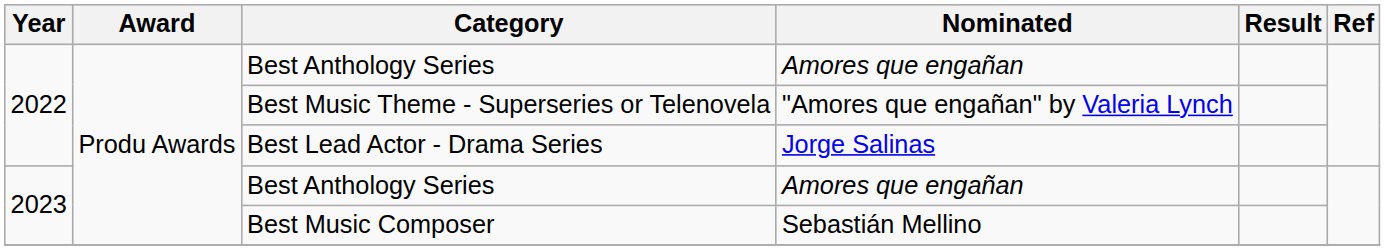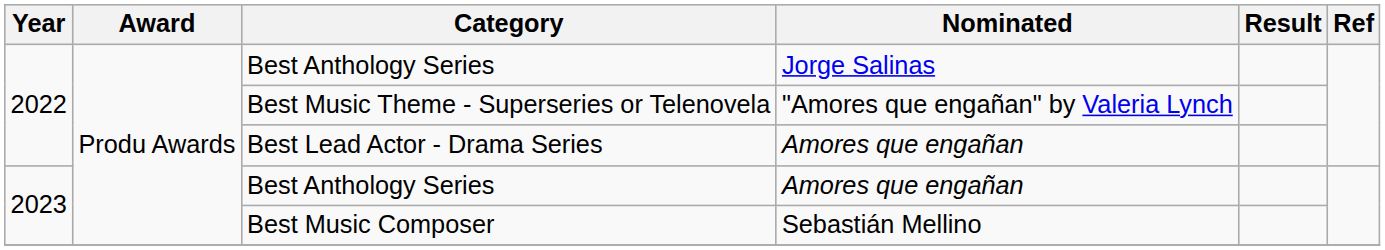(903, 64) Amores que engañan -> (859, 64) Jorge Salinas
(859, 144) Jorge Salinas -> (903, 144) Amores que engañan
